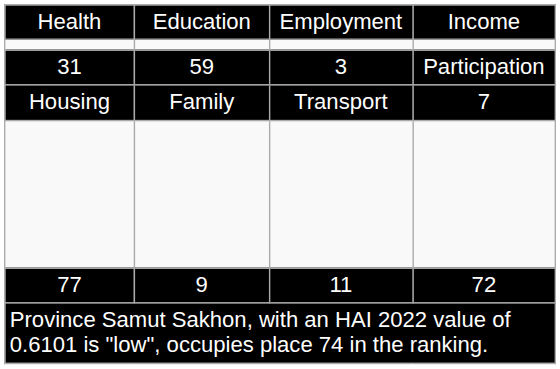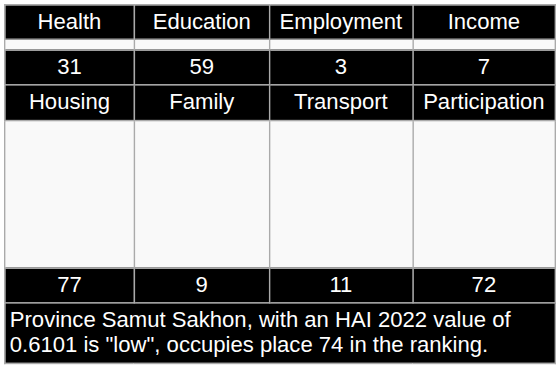(484, 67) Participation -> (484, 67) 7
(484, 102) 7 -> (484, 102) Participation
